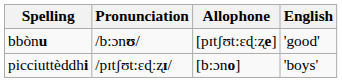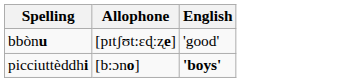- column: (142, 16)
(301, 65) normal -> (202, 65) bold
